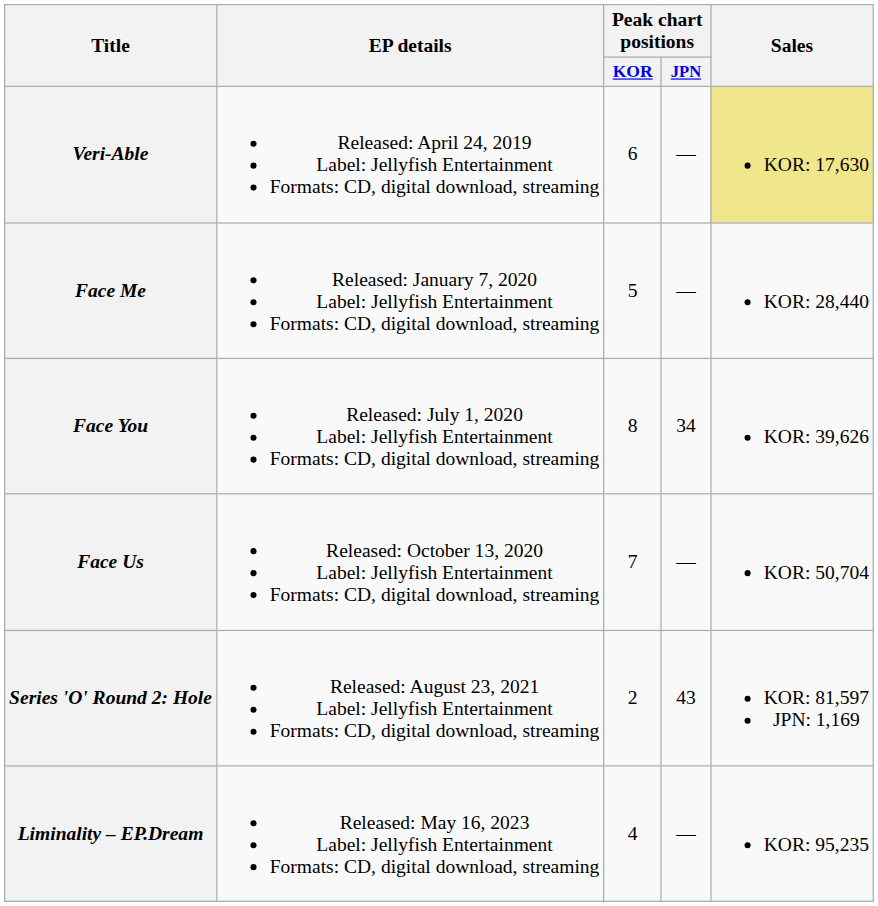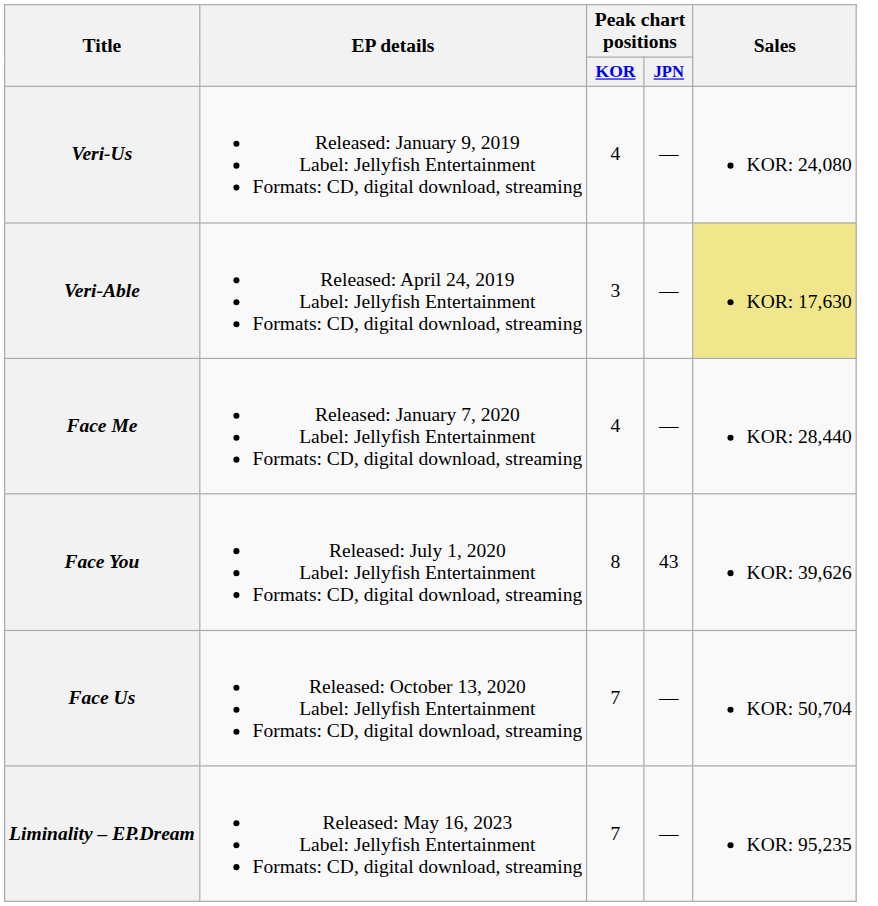+ row: (102, 154)
(633, 154) 6 -> (615, 290) 3
(633, 290) 5 -> (615, 426) 4
(686, 426) 34 -> (669, 561) 43
- row: (111, 697)
(633, 833) 4 -> (615, 833) 7
